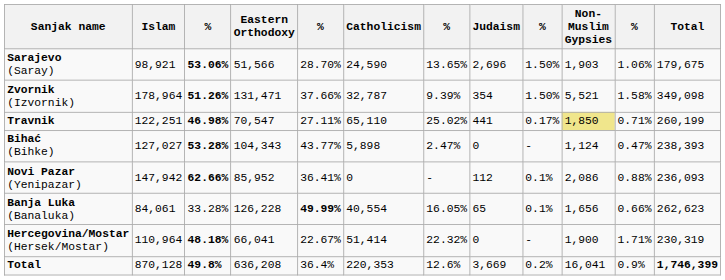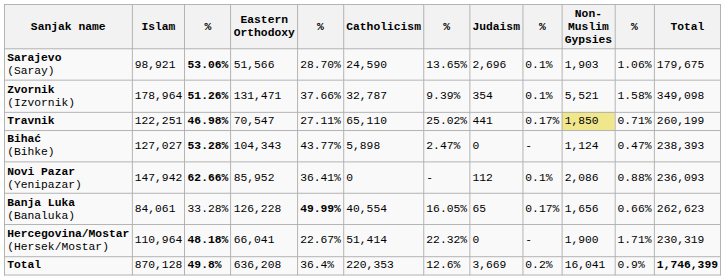(542, 65) 1.50% -> (539, 65) 0.1%
(542, 96) 1.50% -> (539, 96) 0.1%
(539, 209) 0.1% -> (542, 209) 0.17%
